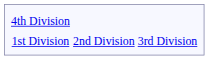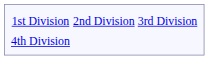rows swapped: (40, 41) <-> (40, 21)
